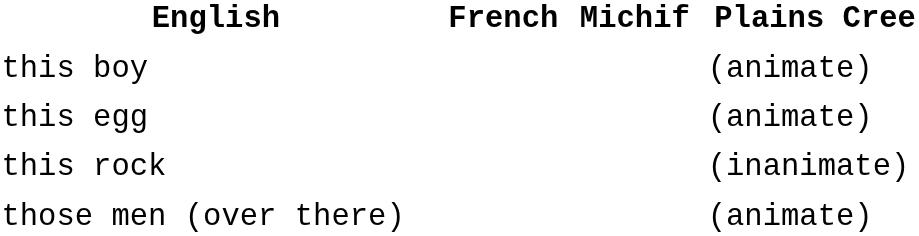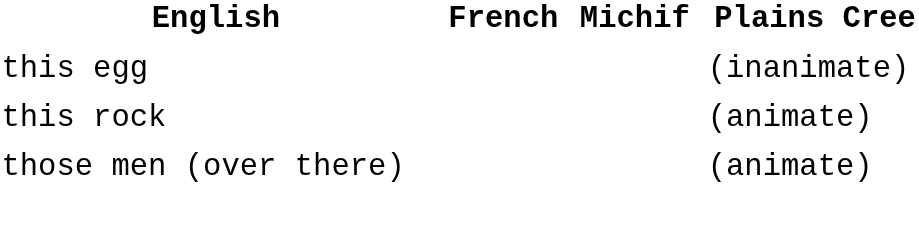- row: (75, 68)
(790, 118) (animate) -> (808, 68) (inanimate)
(808, 167) (inanimate) -> (790, 118) (animate)
